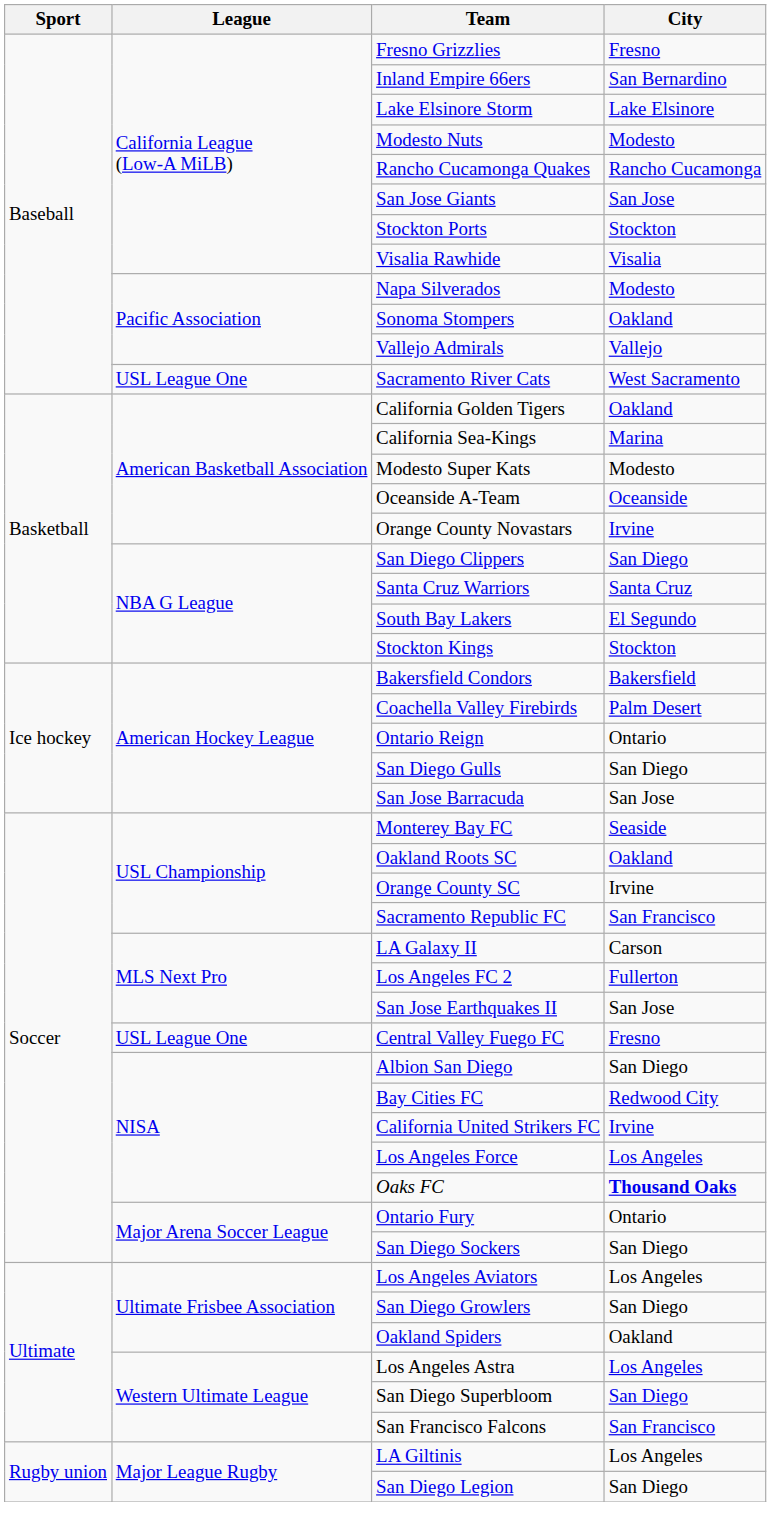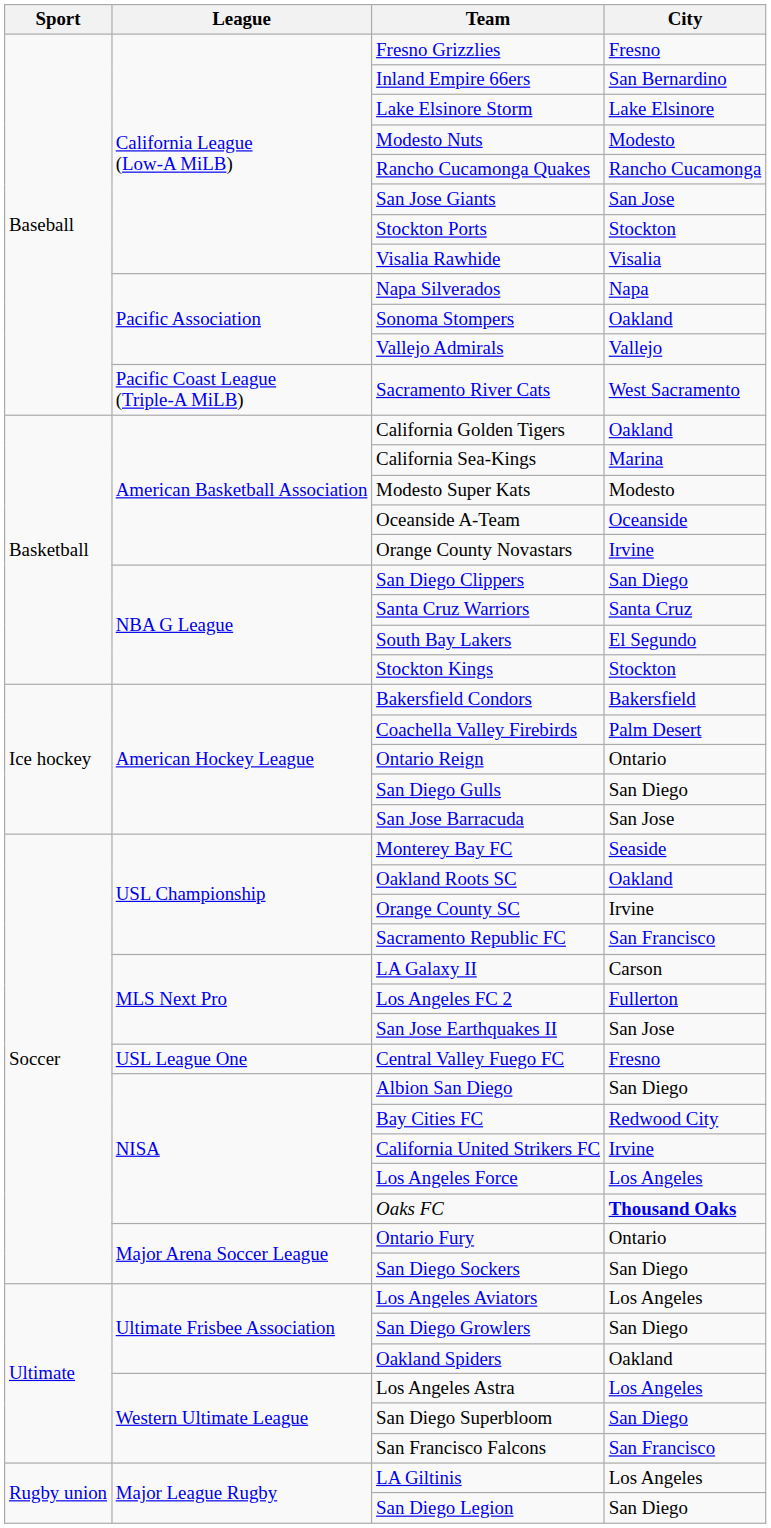(642, 288) Modesto -> (629, 288) Napa
(181, 378) USL League One -> (196, 389) Pacific Coast League (Triple-A MiLB)
